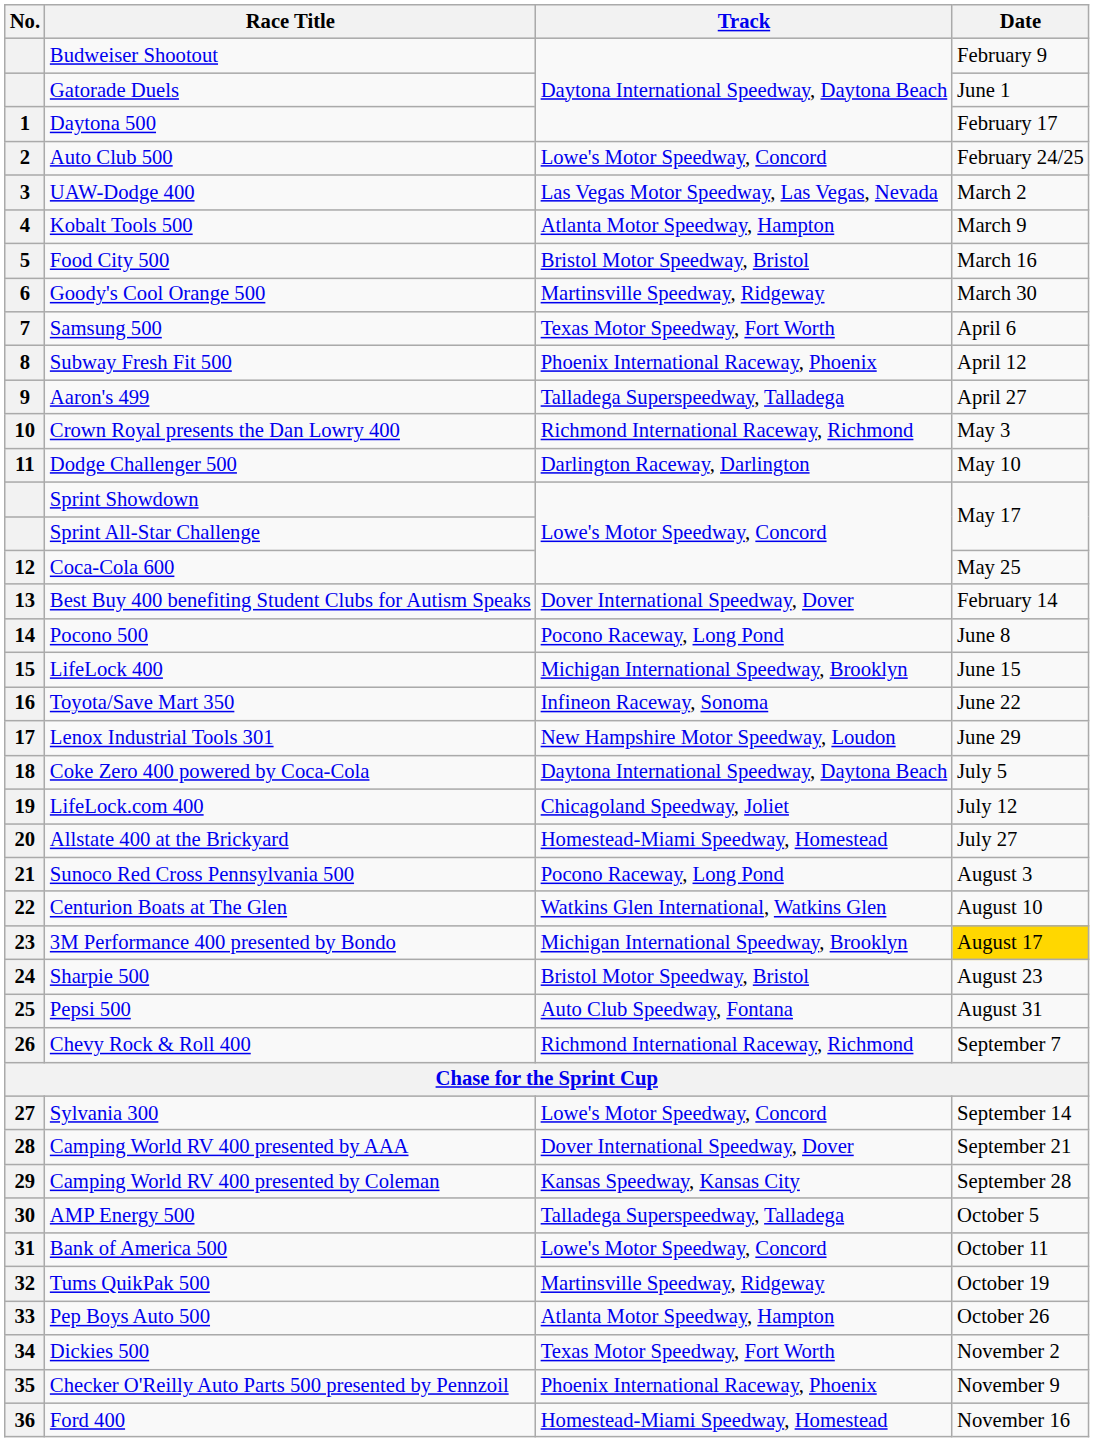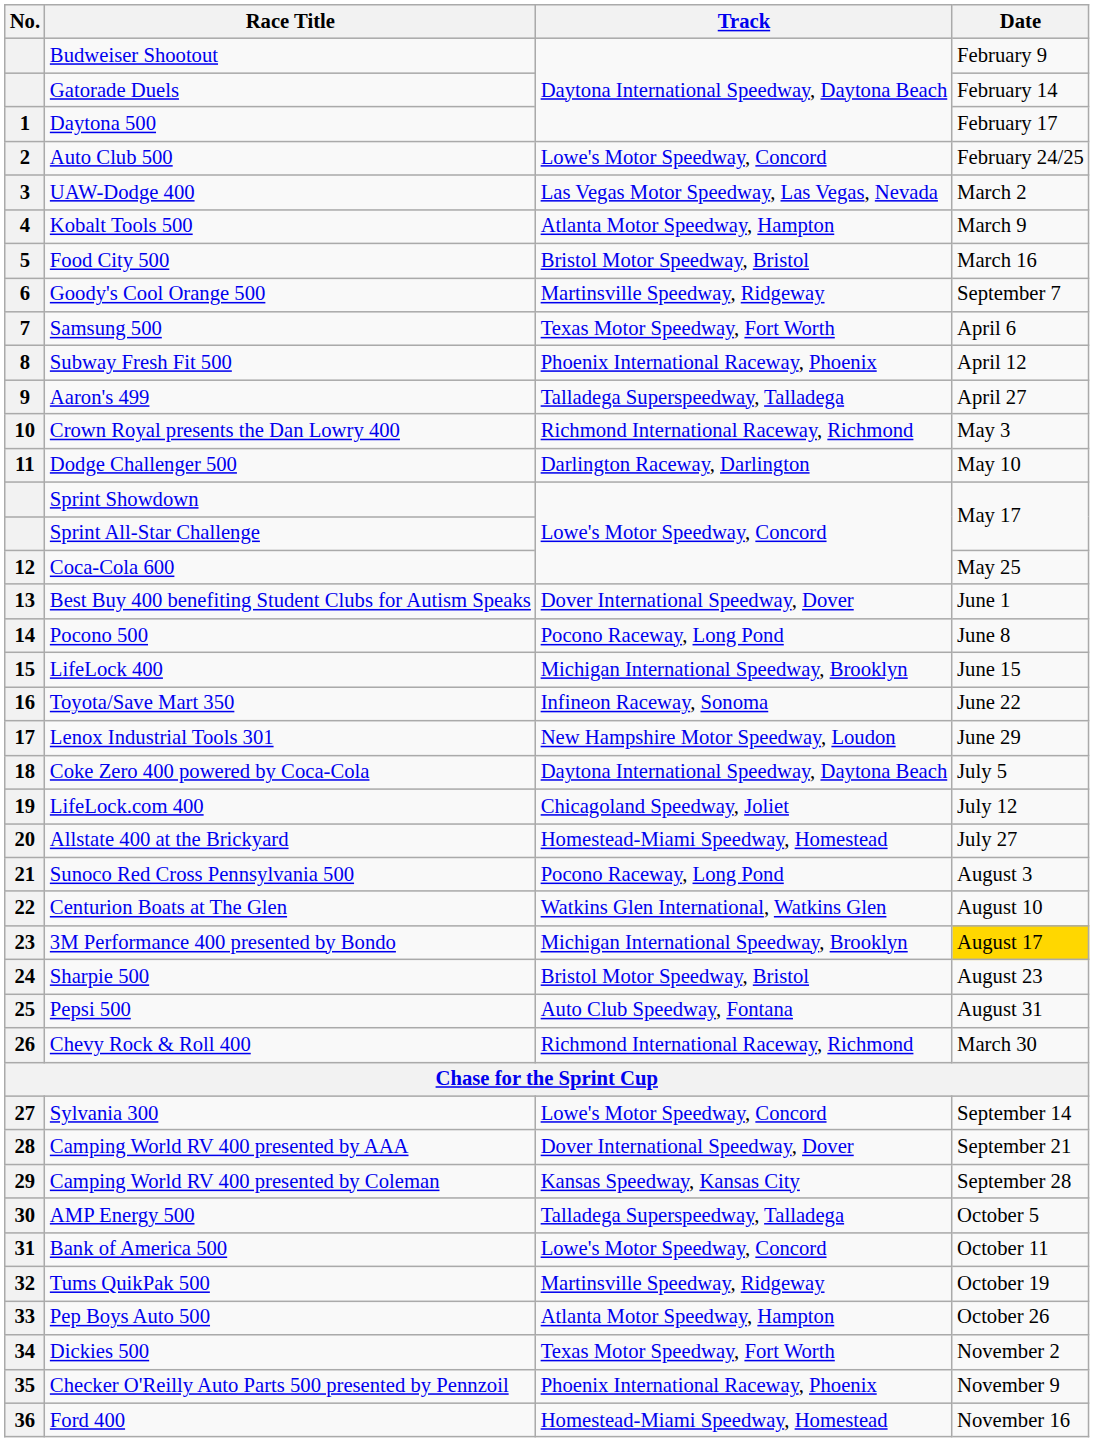(984, 89) June 1 -> (1007, 89) February 14
(997, 293) March 30 -> (1009, 293) September 7
(1007, 600) February 14 -> (984, 600) June 1
(1009, 1044) September 7 -> (997, 1044) March 30
